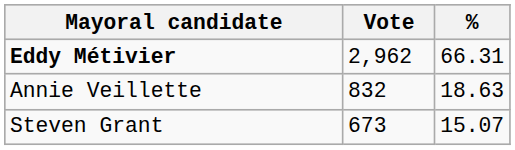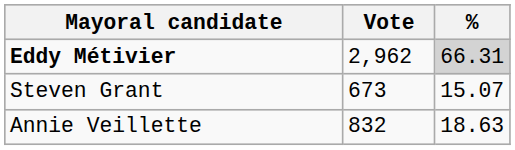(472, 57) no background -> (472, 57) lightgrey background
rows swapped: (106, 92) <-> (87, 126)
